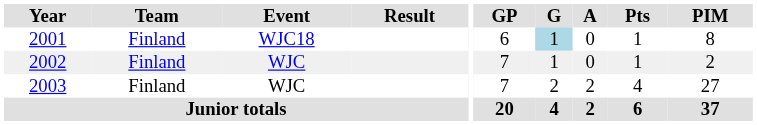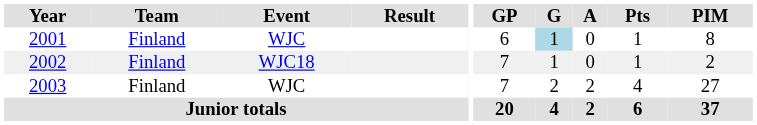(287, 39) WJC18 -> (287, 39) WJC
(287, 62) WJC -> (287, 62) WJC18
